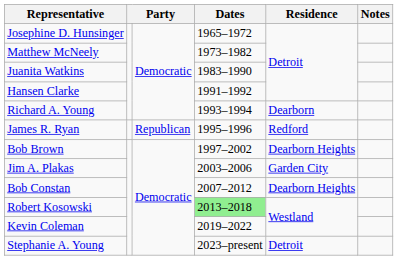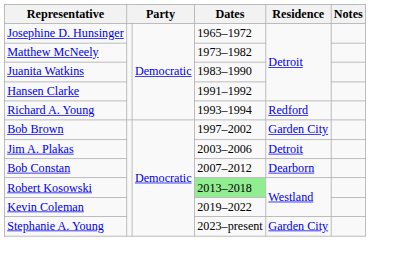(291, 110) Dearborn -> (288, 110) Redford
- row: (43, 129)
(312, 149) Dearborn Heights -> (298, 129) Garden City
(298, 168) Garden City -> (286, 149) Detroit
(312, 187) Dearborn Heights -> (291, 168) Dearborn
(286, 245) Detroit -> (298, 226) Garden City
